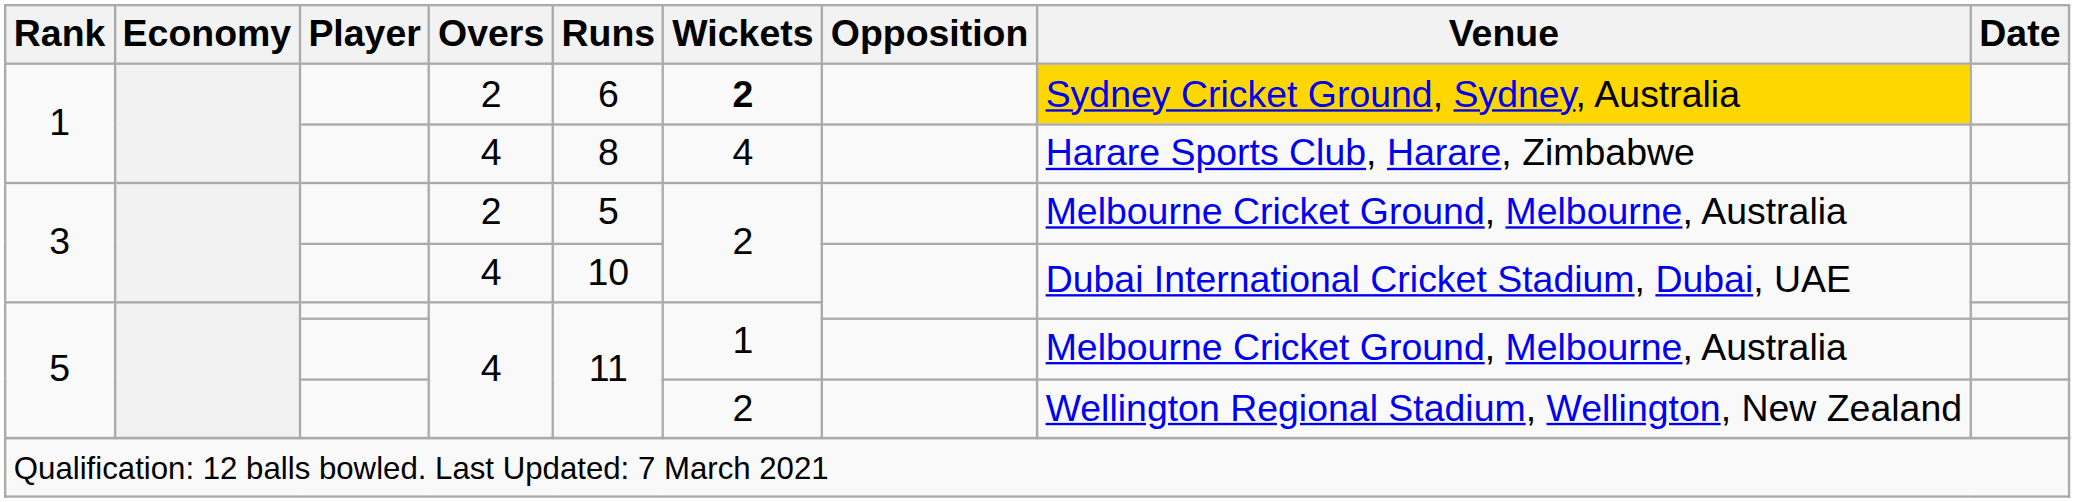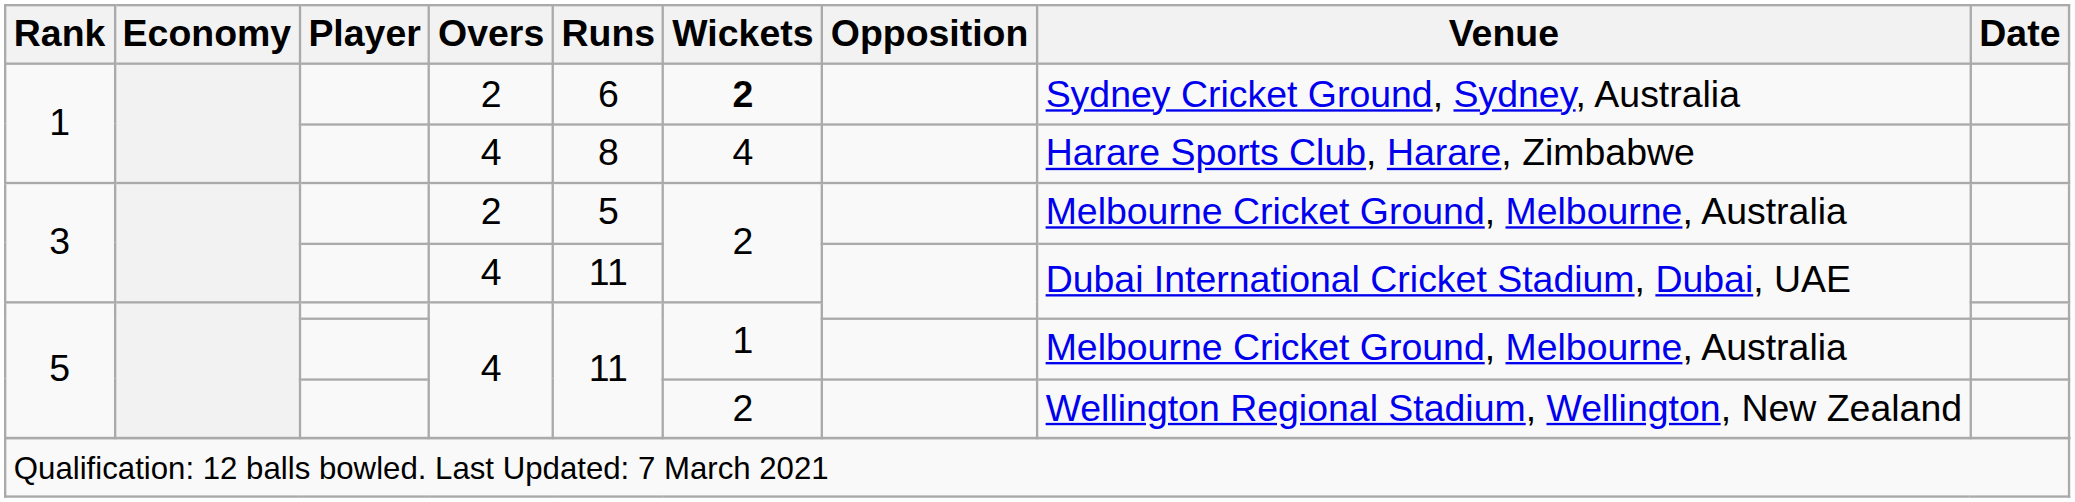(1393, 93) gold background -> (1393, 93) no background
(608, 271) 10 -> (608, 271) 11
